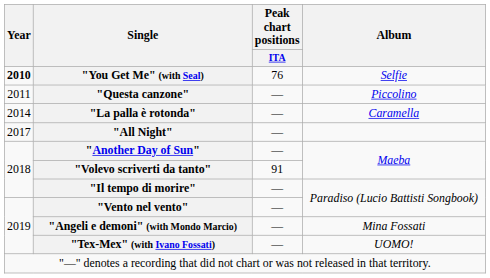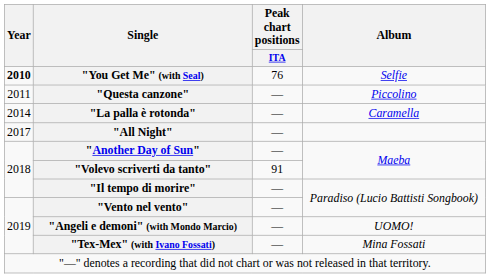(394, 226) Mina Fossati -> (394, 226) UOMO!
(394, 244) UOMO! -> (394, 244) Mina Fossati
